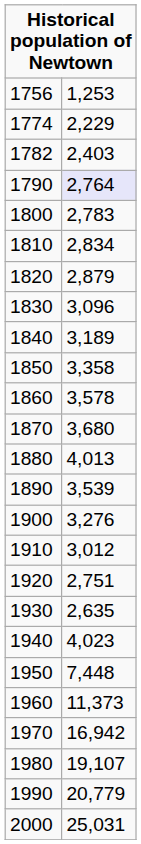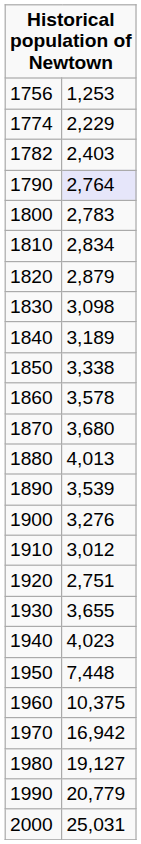(90, 306) 3,096 -> (90, 306) 3,098
(90, 367) 3,358 -> (90, 367) 3,338
(90, 611) 2,635 -> (90, 611) 3,655
(95, 702) 11,373 -> (96, 702) 10,375
(96, 763) 19,107 -> (96, 763) 19,127
